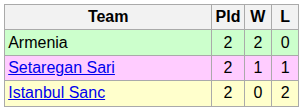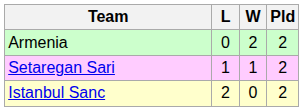columns swapped: (228, 17) <-> (285, 17)
